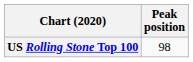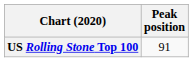(165, 47) 98 -> (165, 47) 91
